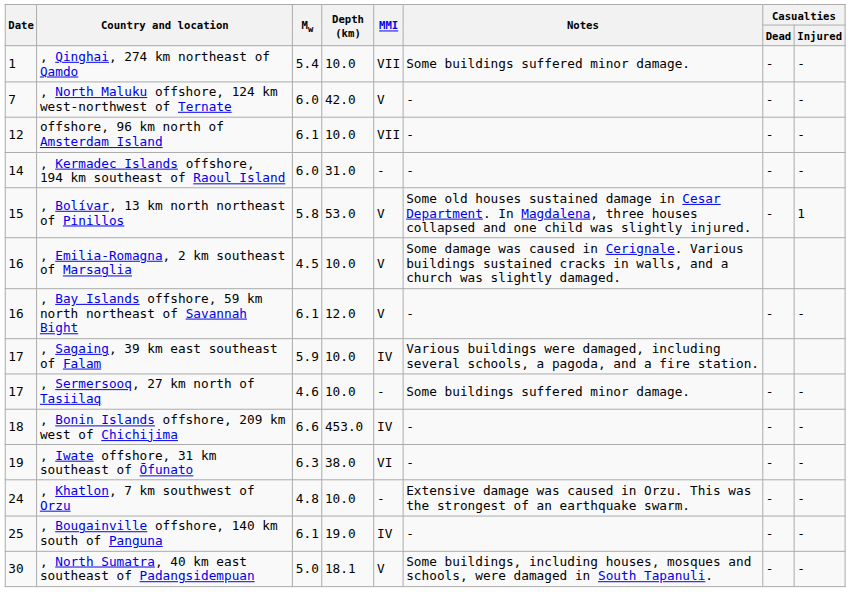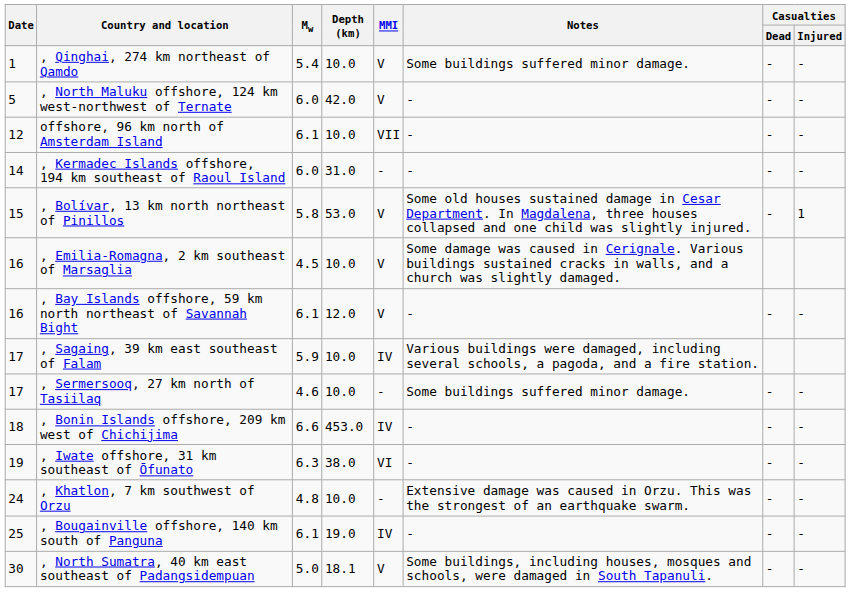(389, 64) VII -> (381, 64) V
(12, 99) 7 -> (12, 99) 5
